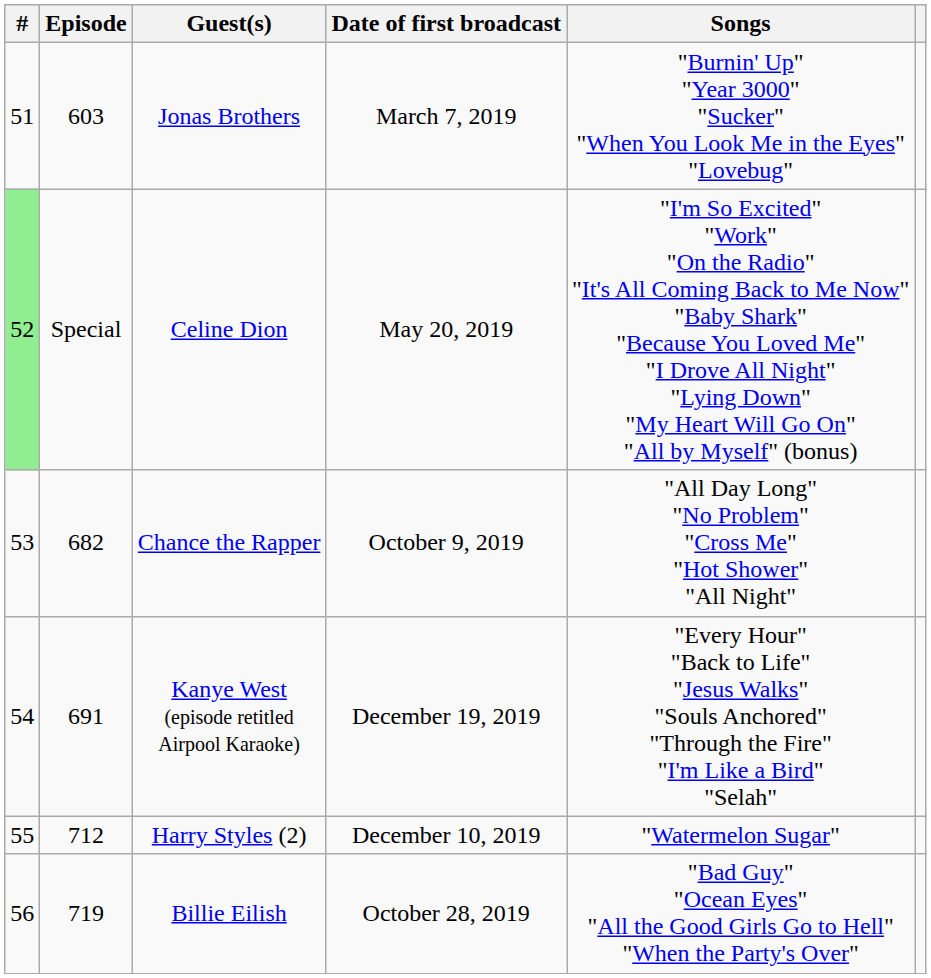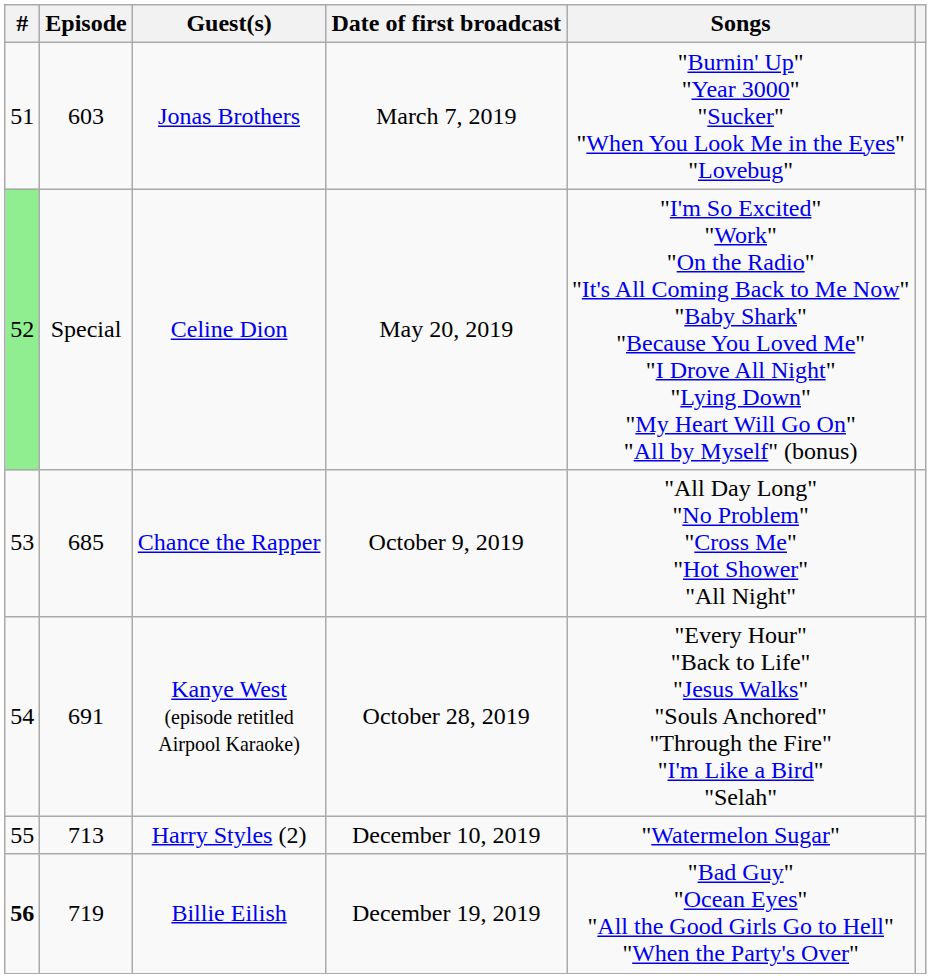(86, 542) 682 -> (86, 542) 685
(446, 715) December 19, 2019 -> (446, 715) October 28, 2019
(86, 834) 712 -> (86, 834) 713
(22, 913) normal -> (22, 913) bold
(446, 913) October 28, 2019 -> (446, 913) December 19, 2019
